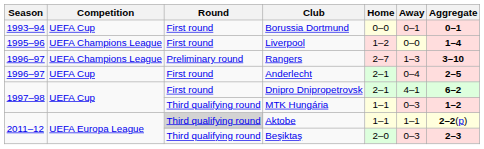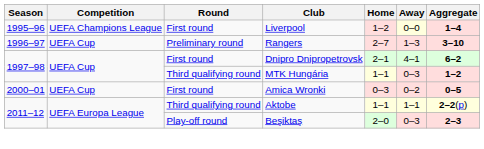- row: (307, 28)
(106, 59) UEFA Champions League -> (72, 43) UEFA Cup
- row: (289, 74)
+ row: (295, 90)
(214, 121) lightgrey background -> (214, 105) no background
(214, 136) Third qualifying round -> (197, 121) Play-off round
